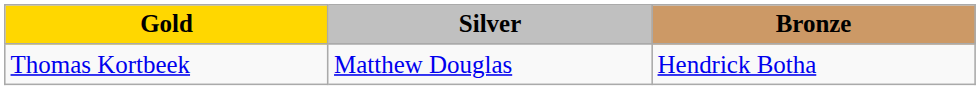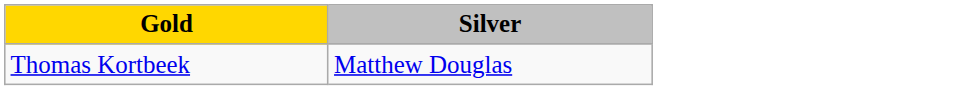- column: (814, 24)
